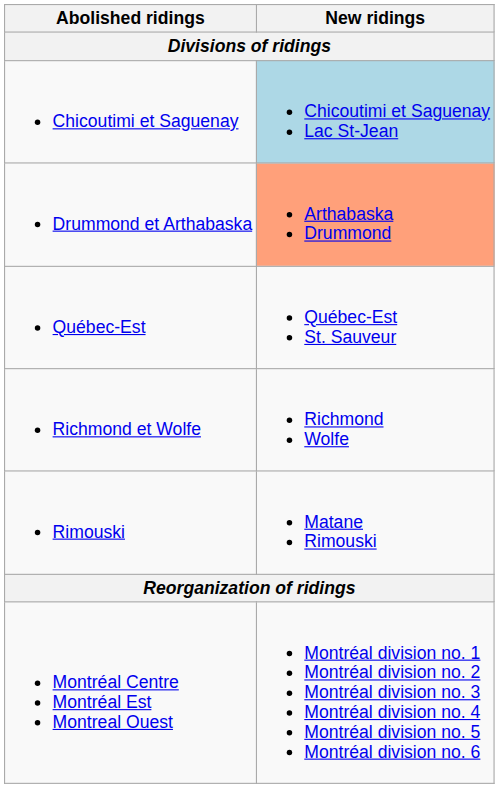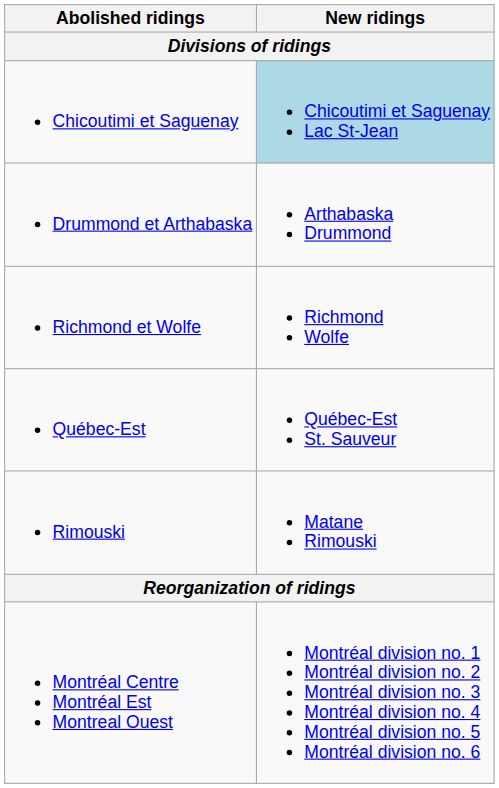(375, 224) lightsalmon background -> (375, 224) no background
rows swapped: (130, 327) <-> (130, 430)
